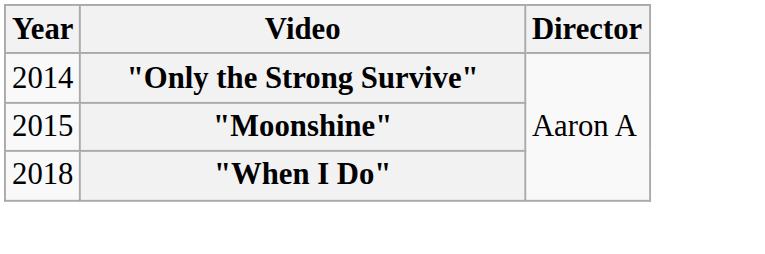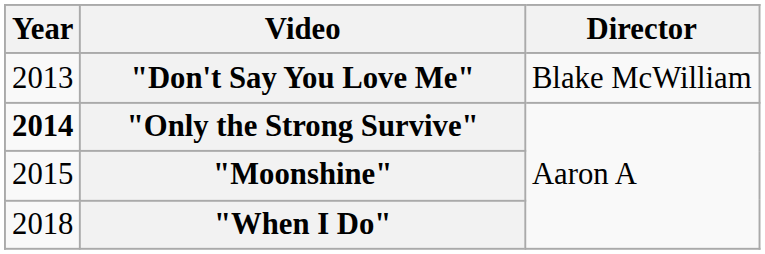+ row: (303, 77)
(43, 77) normal -> (43, 126) bold
